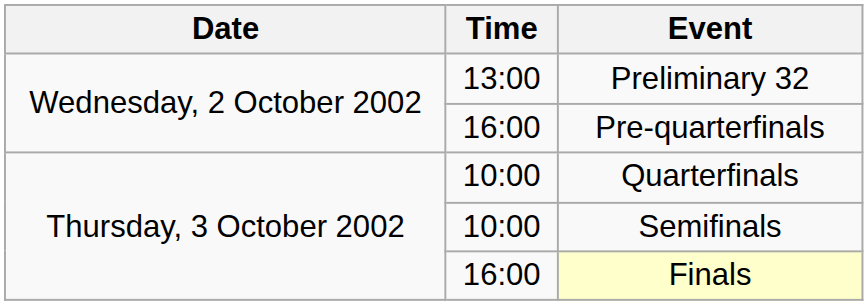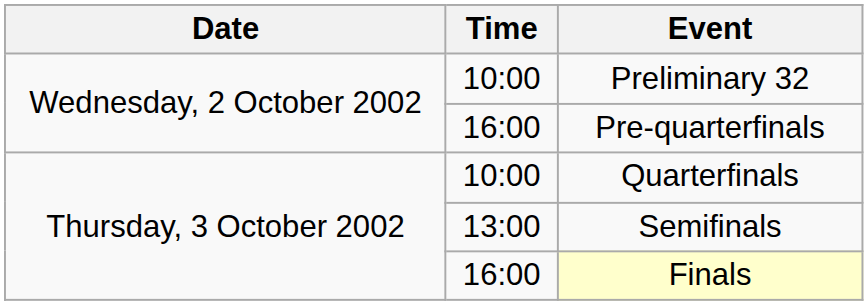(502, 78) 13:00 -> (502, 78) 10:00
(502, 226) 10:00 -> (502, 226) 13:00
